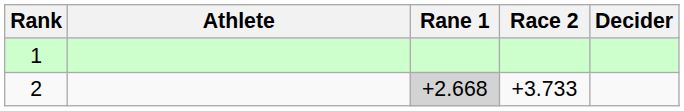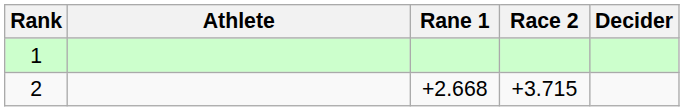(455, 88) lightgrey background -> (455, 88) no background
(544, 88) +3.733 -> (544, 88) +3.715
